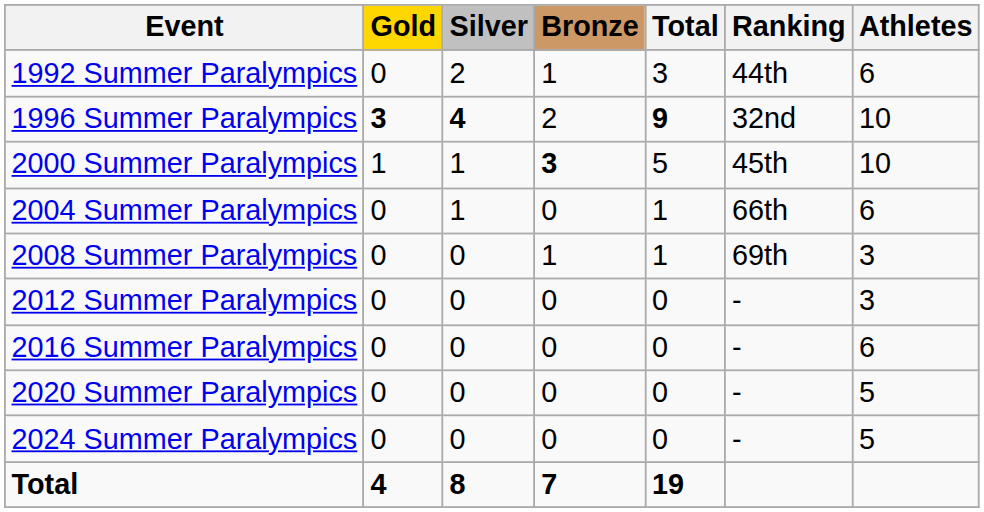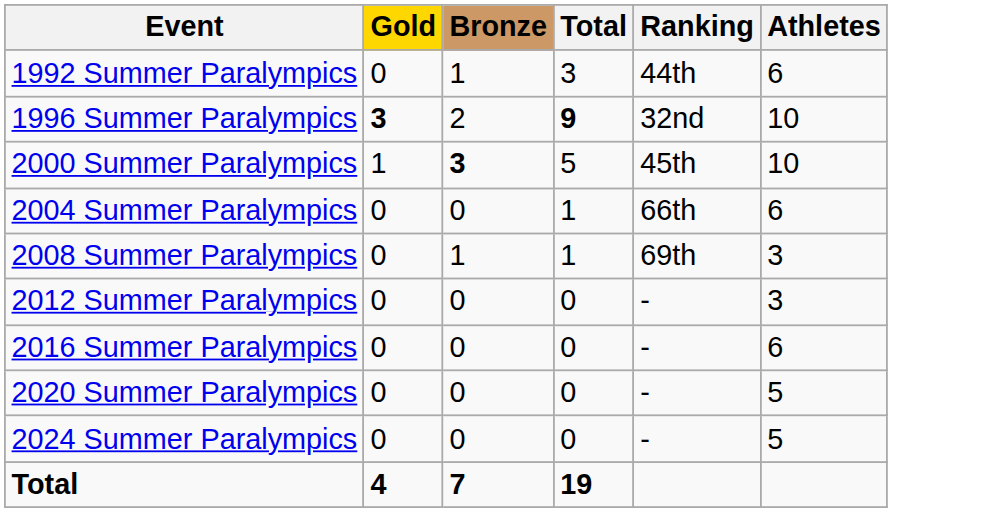- column: (489, 27)
